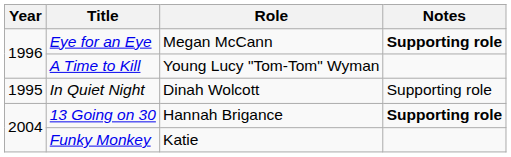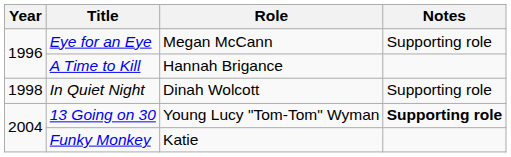(444, 41) bold -> (439, 41) normal
(271, 66) Young Lucy "Tom-Tom" Wyman -> (223, 66) Hannah Brigance
(25, 90) 1995 -> (25, 90) 1998
(223, 115) Hannah Brigance -> (271, 115) Young Lucy "Tom-Tom" Wyman
